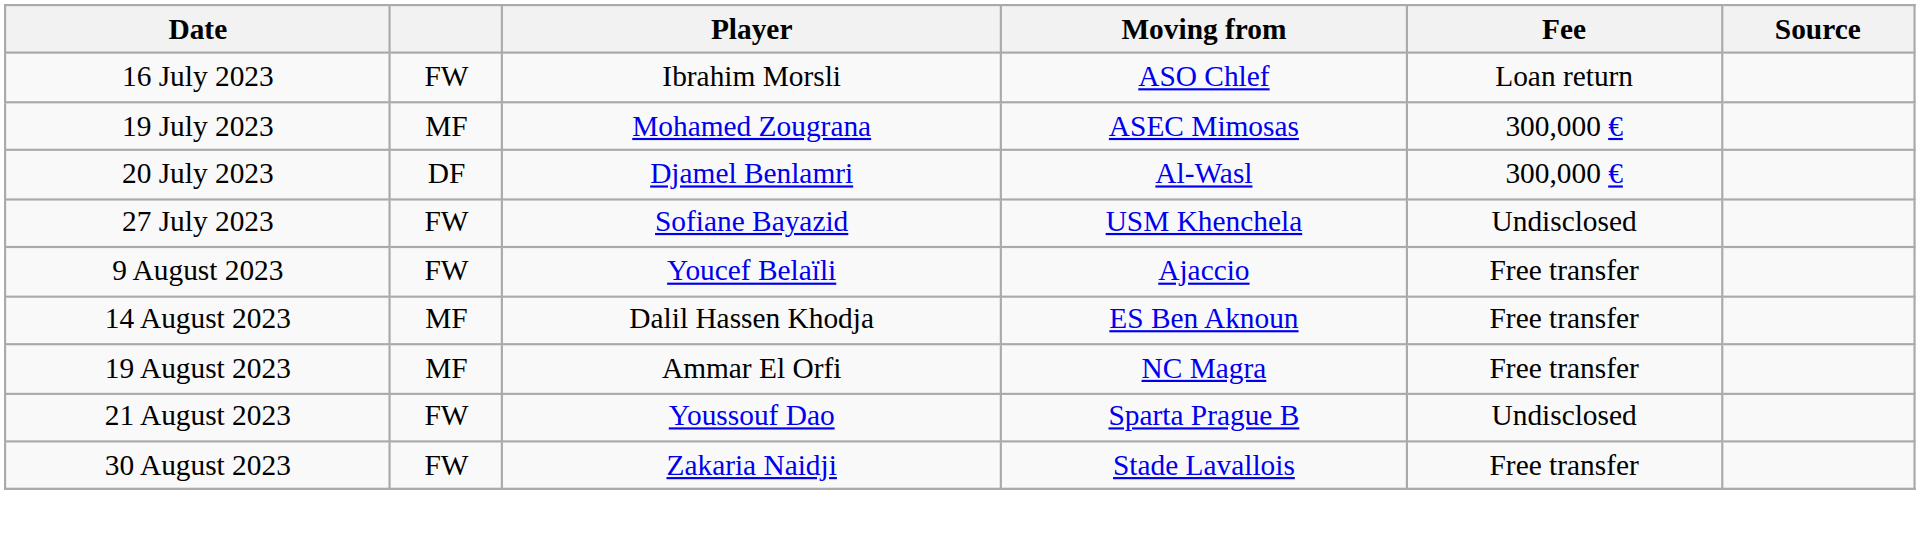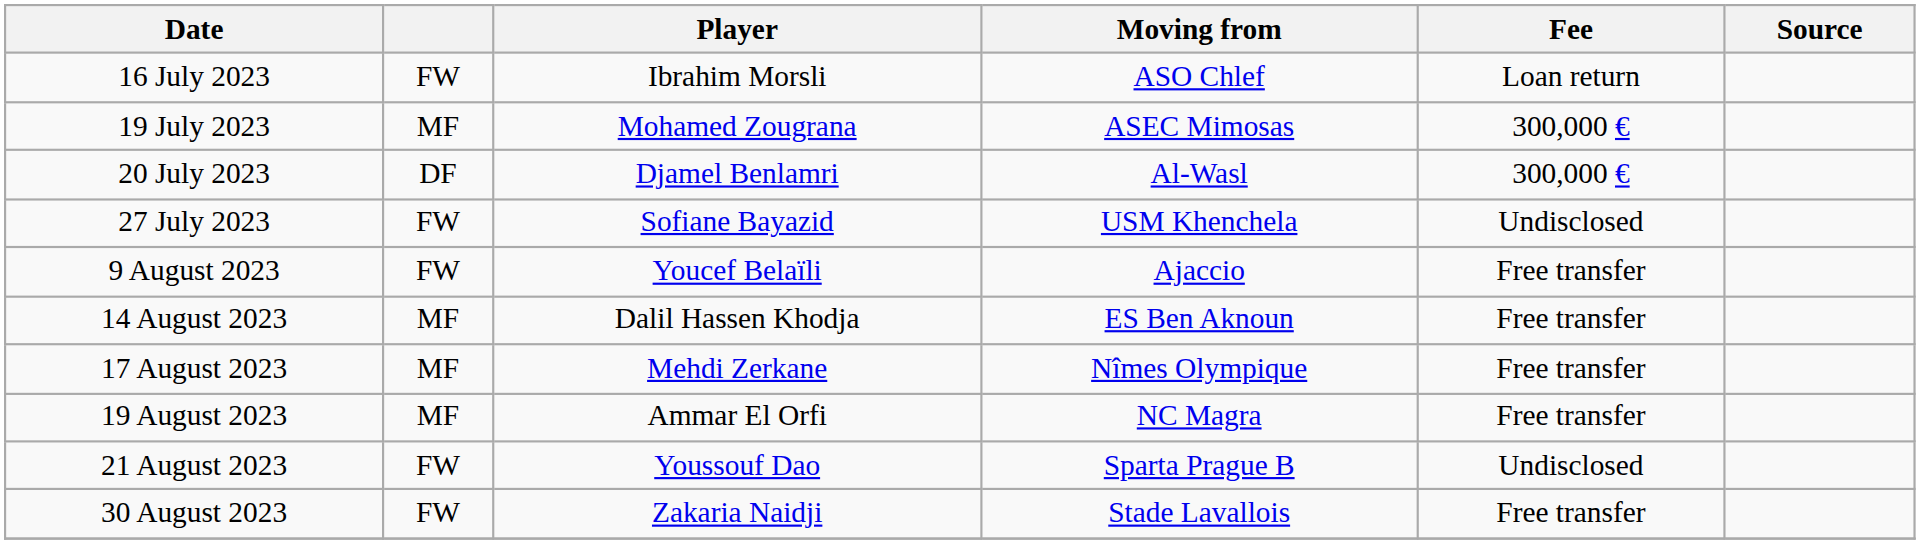+ row: (194, 367)
